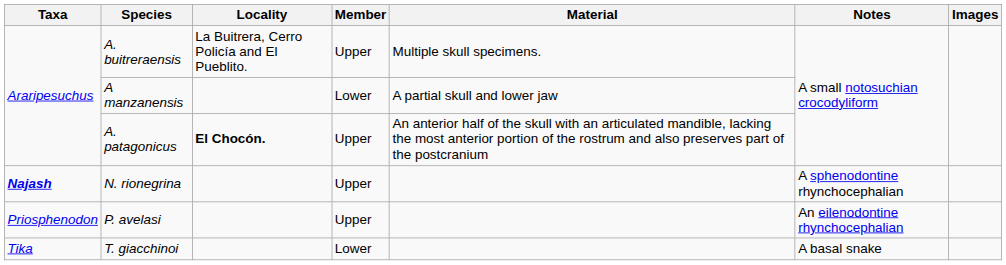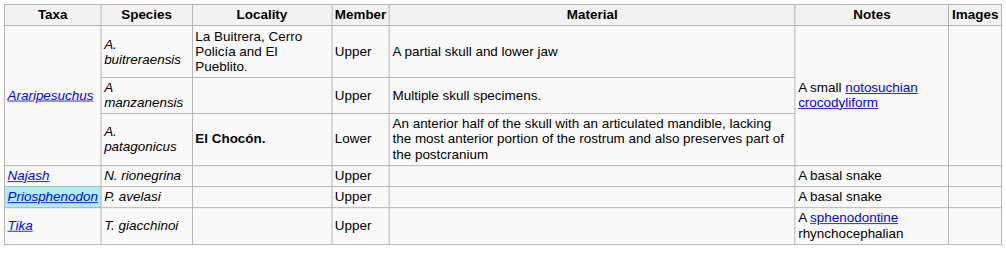(467, 51) Multiple skull specimens. -> (475, 51) A partial skull and lower jaw
(353, 95) Lower -> (353, 95) Upper
(475, 95) A partial skull and lower jaw -> (467, 95) Multiple skull specimens.
(353, 139) Upper -> (353, 139) Lower
(30, 183) bold -> (28, 176) normal
(851, 183) A sphenodontine rhynchocephalian -> (840, 176) A basal snake
(53, 220) no background -> (53, 197) paleturquoise background
(851, 220) An eilenodontine rhynchocephalian -> (840, 197) A basal snake
(353, 248) Lower -> (353, 226) Upper
(840, 248) A basal snake -> (851, 226) A sphenodontine rhynchocephalian
